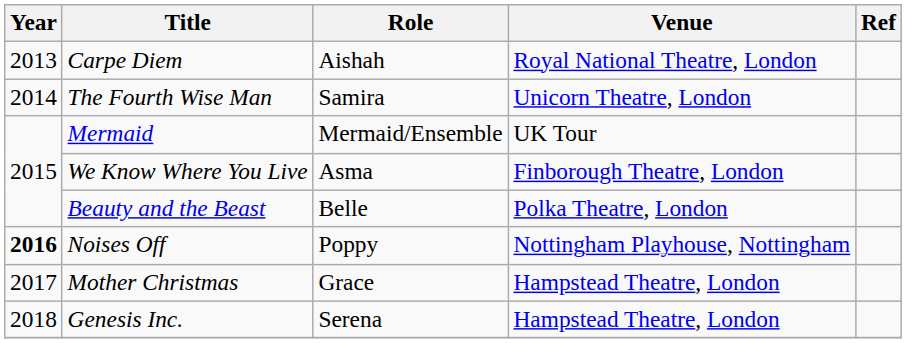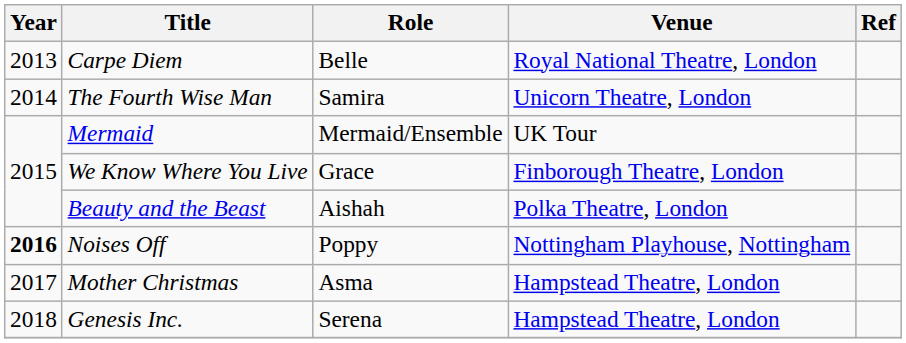(352, 60) Aishah -> (343, 60) Belle
(346, 171) Asma -> (346, 171) Grace
(343, 208) Belle -> (352, 208) Aishah
(346, 282) Grace -> (346, 282) Asma
